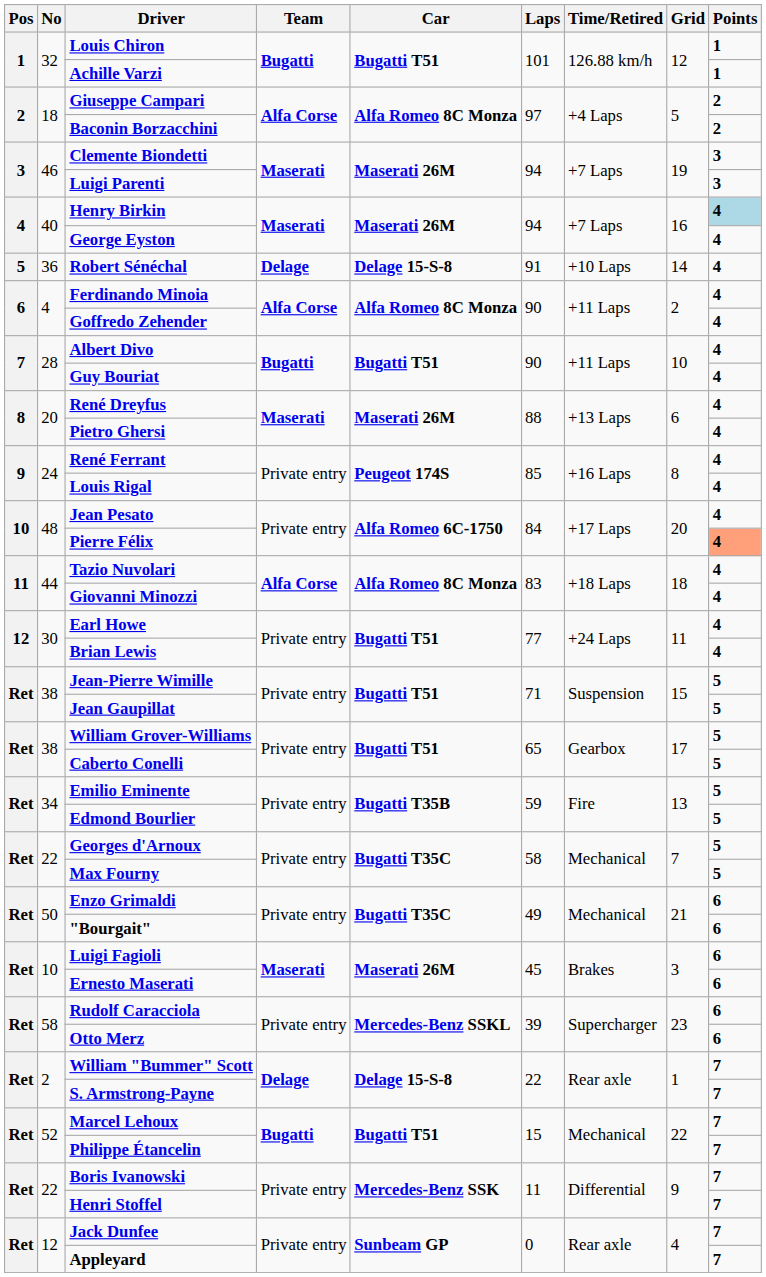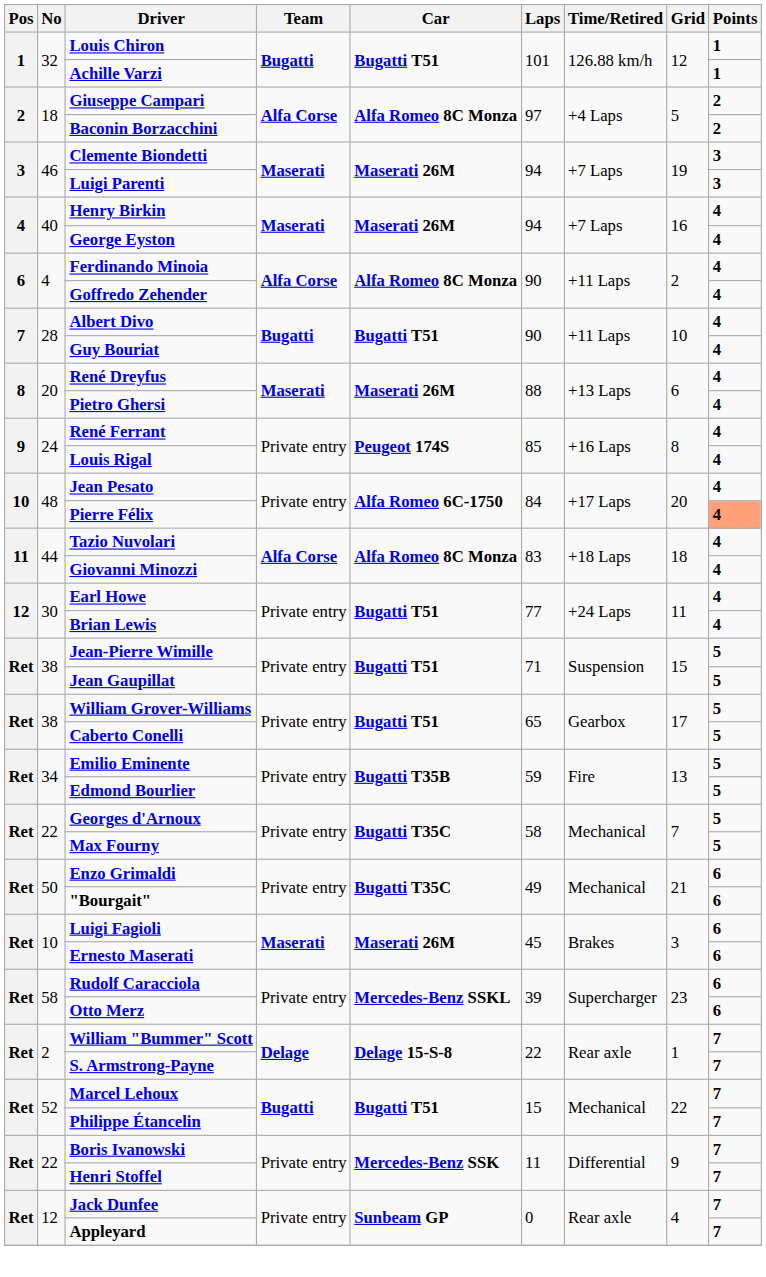(717, 211) lightblue background -> (717, 211) no background
- row: (128, 266)
